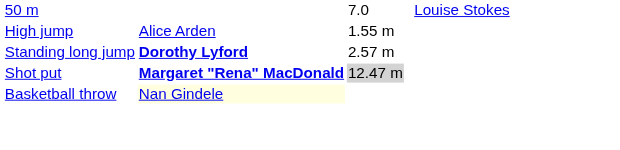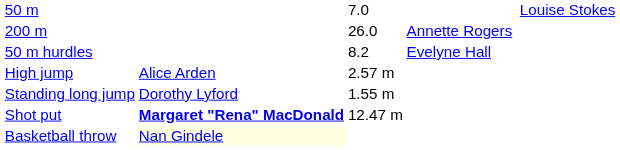+ row: (26, 31)
+ row: (49, 52)
(371, 31) 1.55 m -> (371, 73) 2.57 m
(193, 52) bold -> (188, 94) normal
(371, 52) 2.57 m -> (371, 94) 1.55 m
(375, 73) lightgrey background -> (375, 114) no background
